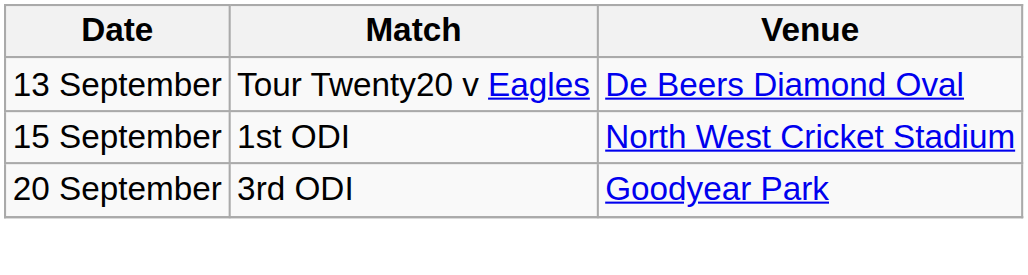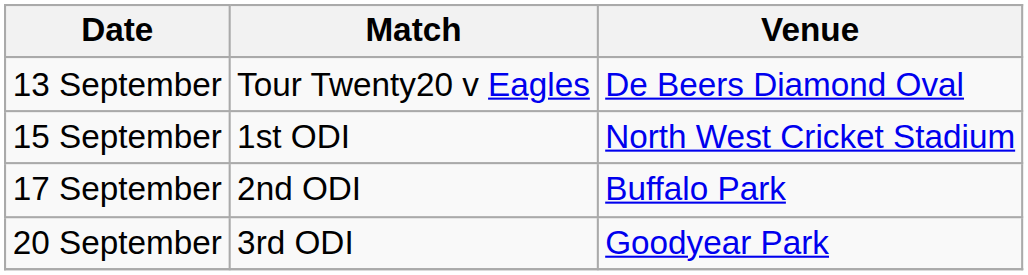+ row: (117, 189)
